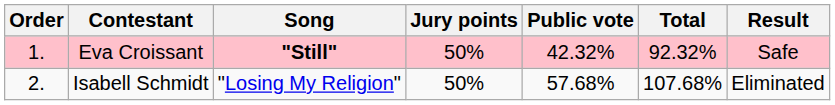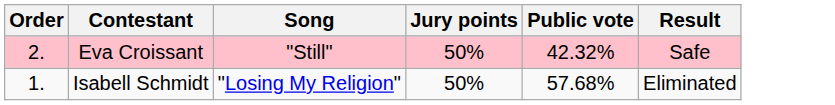- column: (683, 20)
(36, 52) 1. -> (36, 52) 2.
(309, 52) bold -> (309, 52) normal
(36, 83) 2. -> (36, 83) 1.
